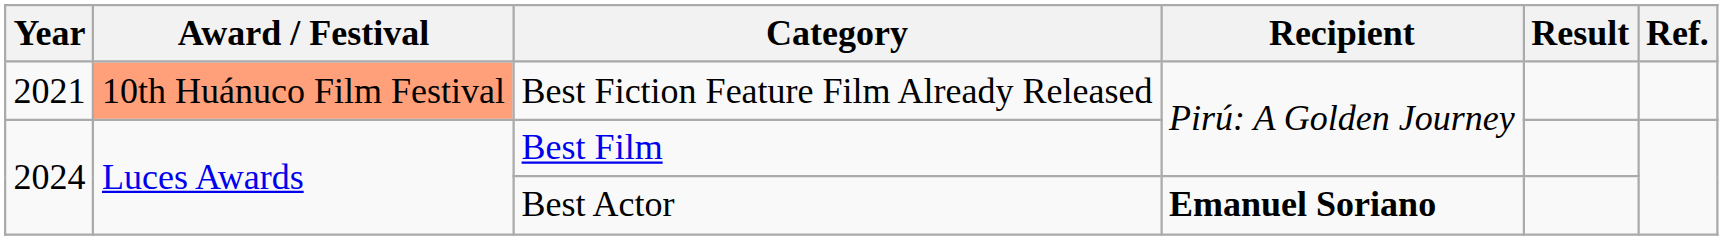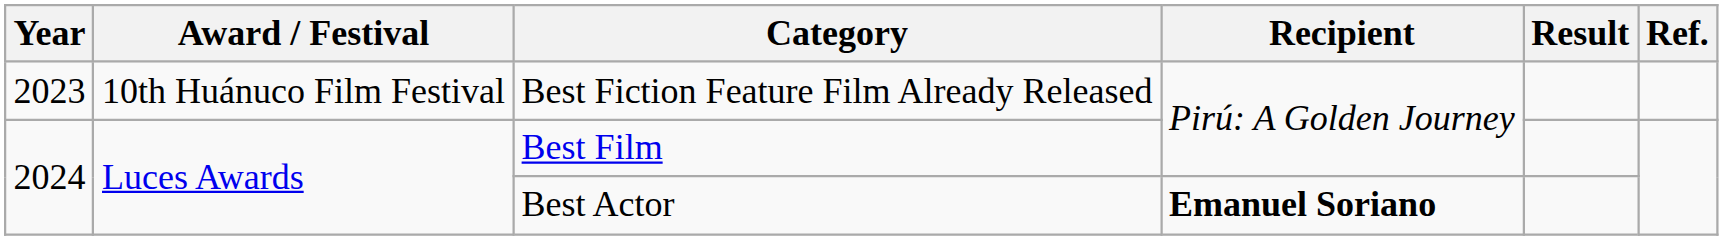(49, 90) 2021 -> (49, 90) 2023
(304, 90) lightsalmon background -> (304, 90) no background
